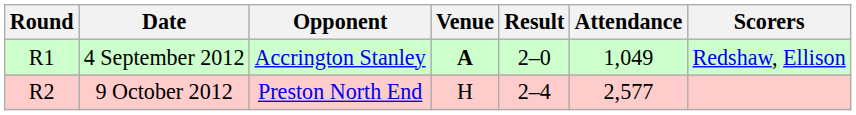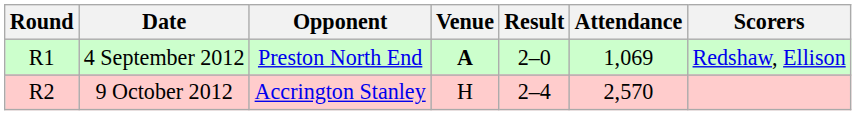(340, 57) Accrington Stanley -> (340, 57) Preston North End
(628, 57) 1,049 -> (628, 57) 1,069
(340, 92) Preston North End -> (340, 92) Accrington Stanley
(628, 92) 2,577 -> (628, 92) 2,570
